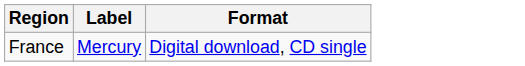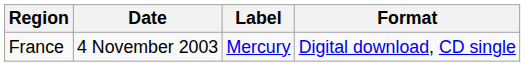+ column: (148, 18)
